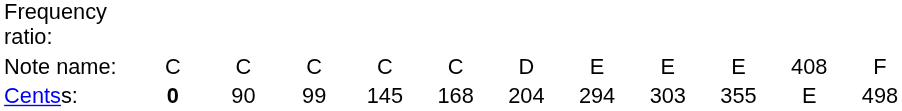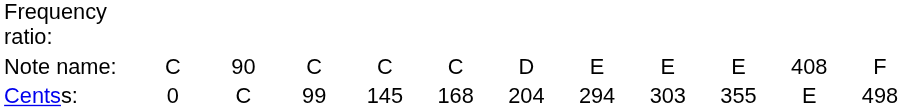(243, 66) C -> (243, 66) 90
(173, 96) bold -> (173, 96) normal
(243, 96) 90 -> (243, 96) C
